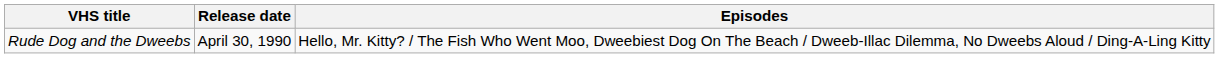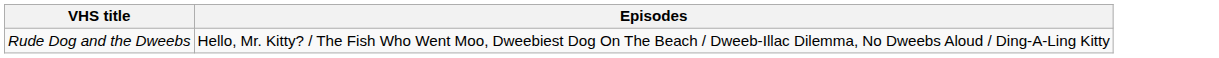- column: (244, 16)
